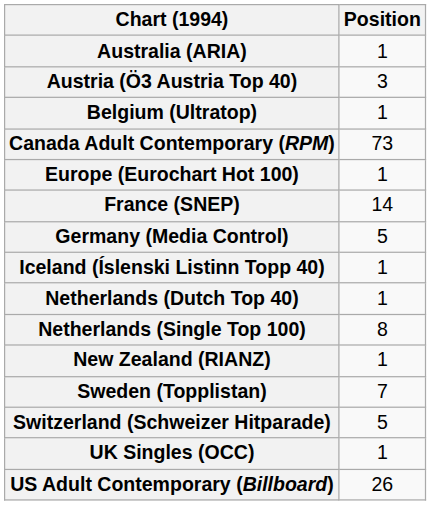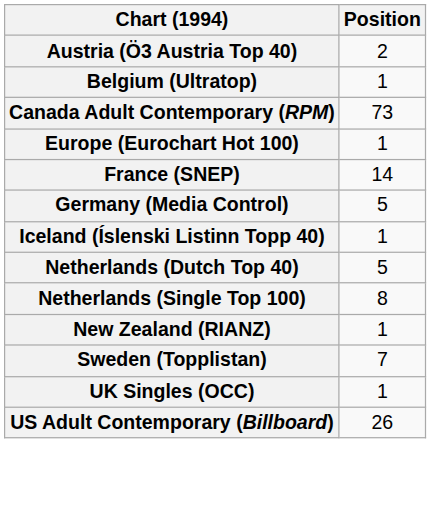- row: (172, 50)
(382, 81) 3 -> (382, 50) 2
(382, 298) 1 -> (382, 267) 5
- row: (172, 422)
